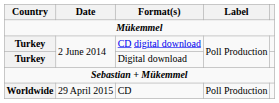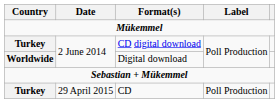(30, 59) Turkey -> (30, 59) Worldwide
(30, 91) Worldwide -> (30, 91) Turkey
